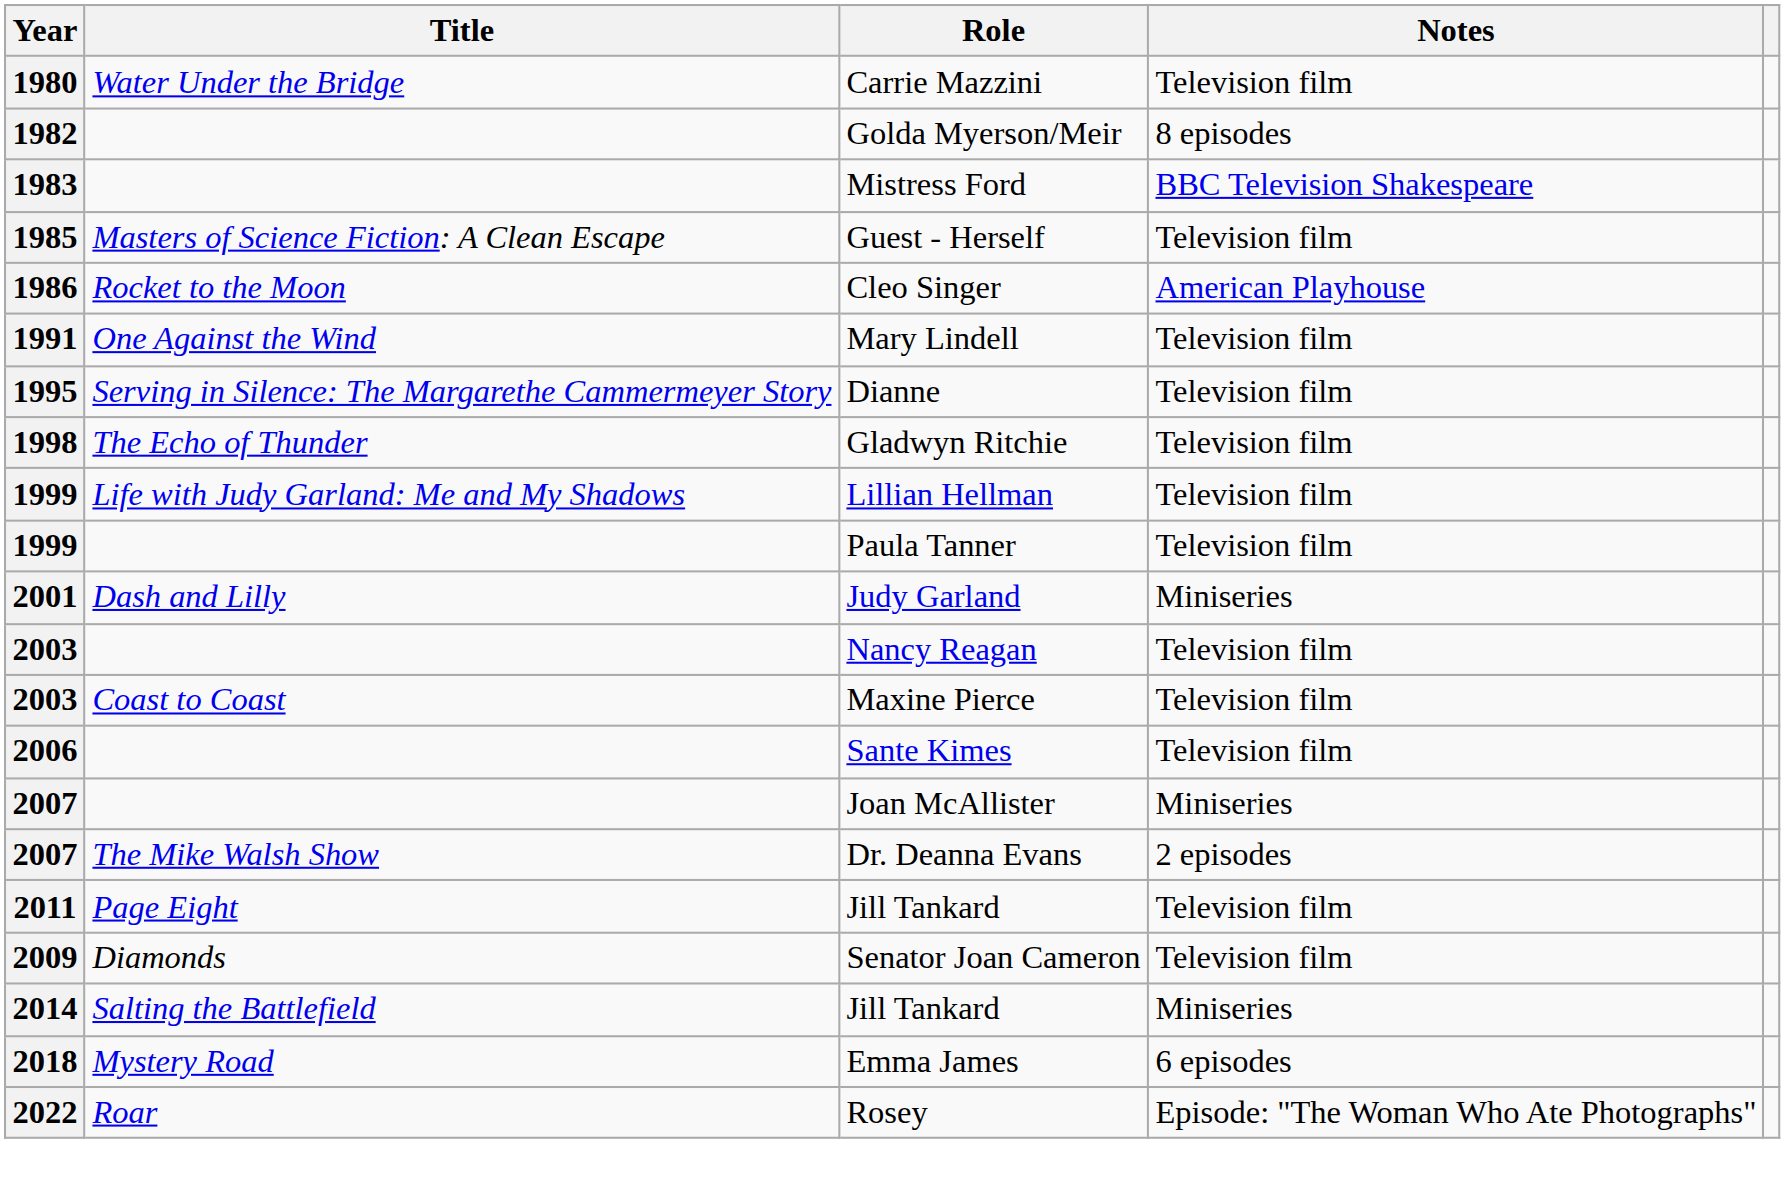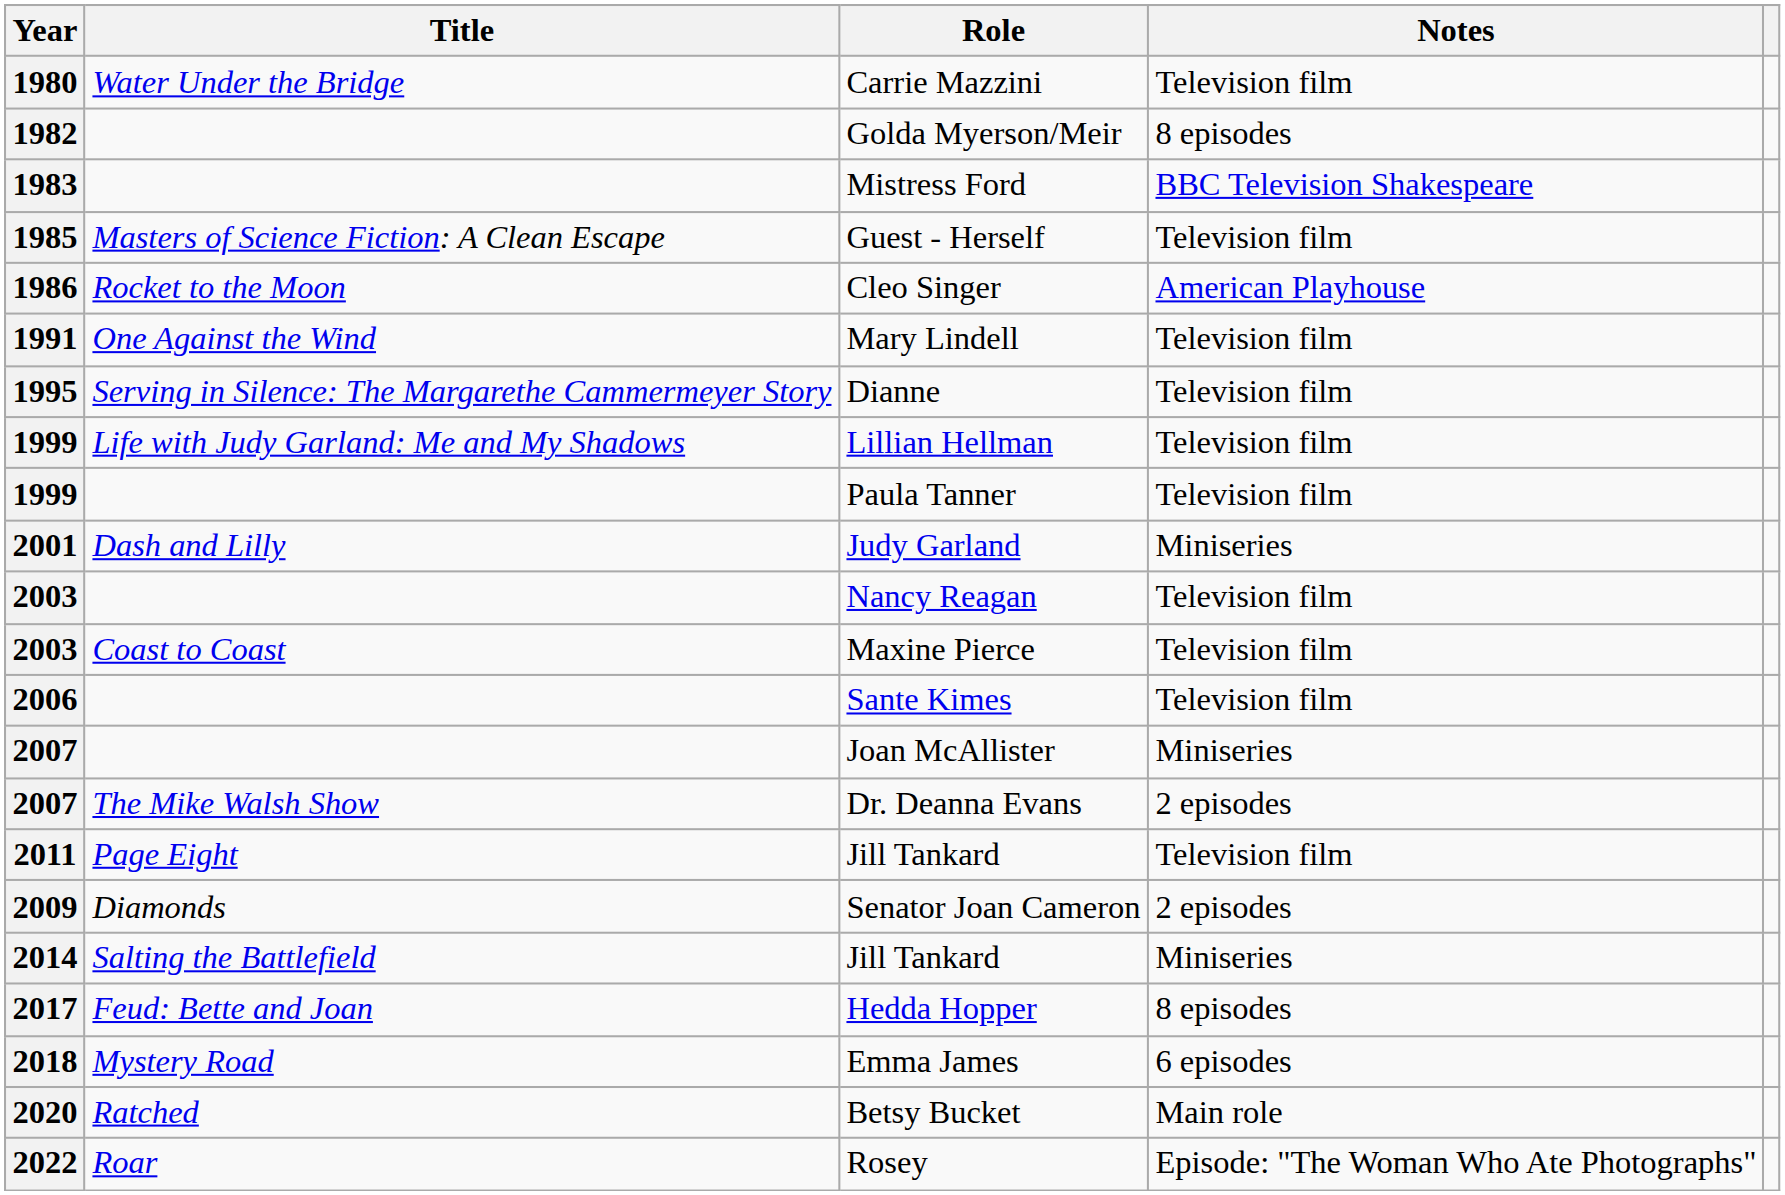- row: (45, 442)
(1254, 957) Television film -> (1224, 905) 2 episodes
+ row: (45, 1008)
+ row: (45, 1111)
